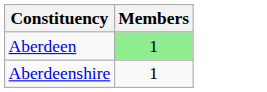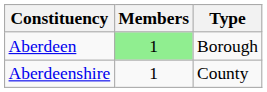+ column: (228, 18)
